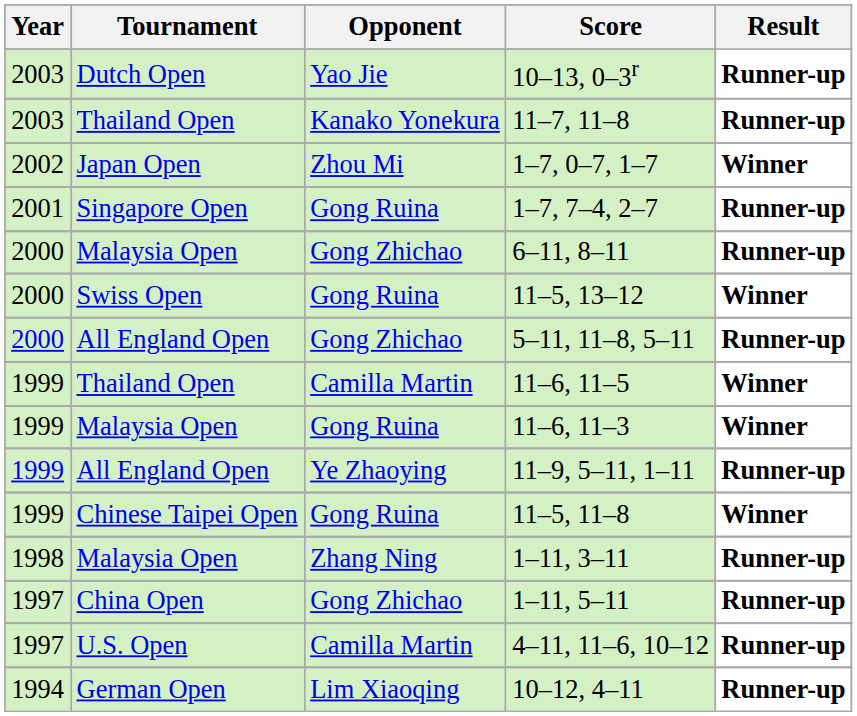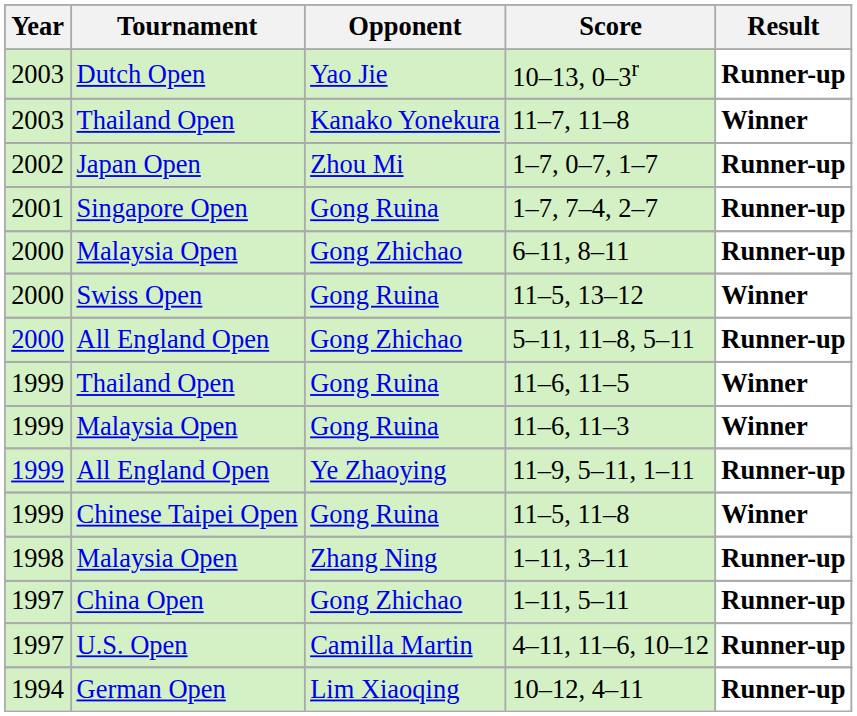(783, 121) Runner-up -> (765, 121) Winner
(765, 164) Winner -> (783, 164) Runner-up
(391, 383) Camilla Martin -> (374, 383) Gong Ruina
